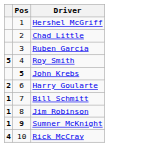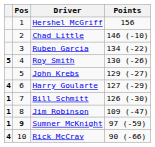+ column: (127, 11)
(22, 74) bold -> (22, 74) normal
(9, 86) 2 -> (9, 86) 4
